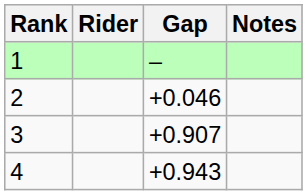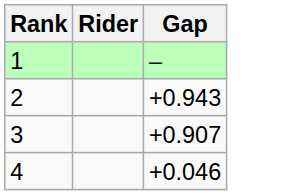- column: (265, 23)
(185, 98) +0.046 -> (185, 98) +0.943
(185, 172) +0.943 -> (185, 172) +0.046
